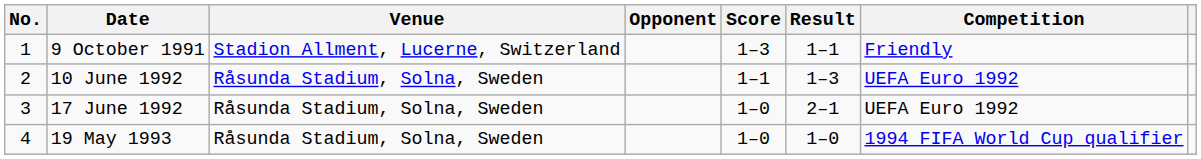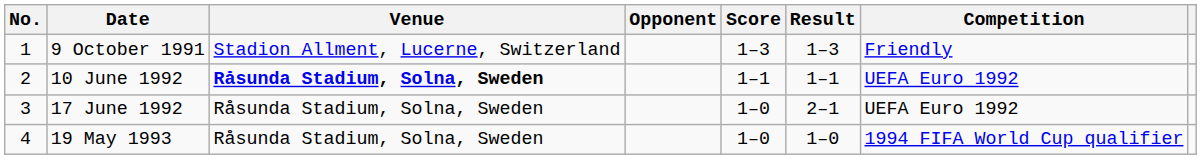(823, 50) 1–1 -> (823, 50) 1–3
(379, 79) normal -> (379, 79) bold
(823, 79) 1–3 -> (823, 79) 1–1
